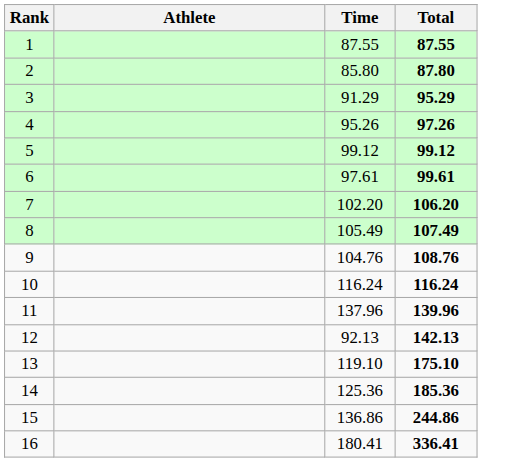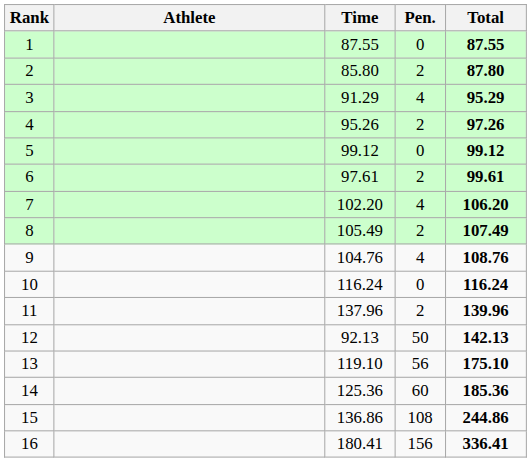+ column: (420, 17)
